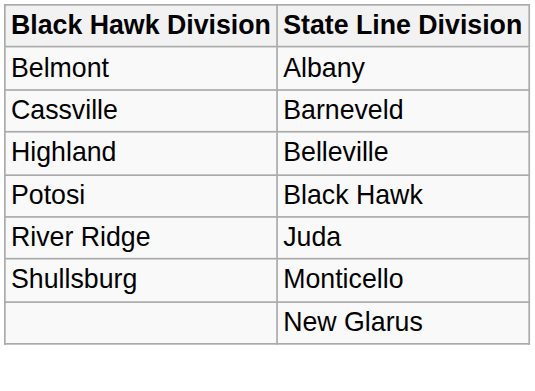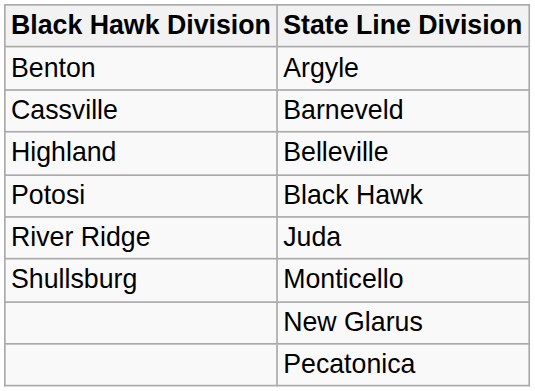- row: (324, 68)
+ row: (321, 68)
+ row: (349, 364)
